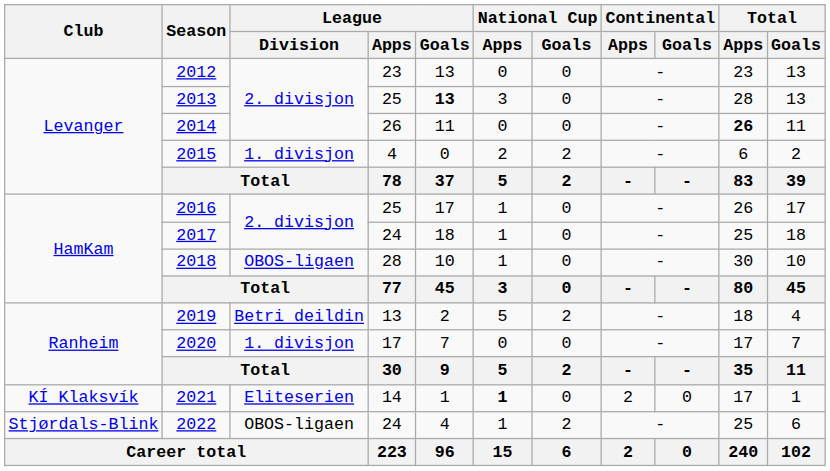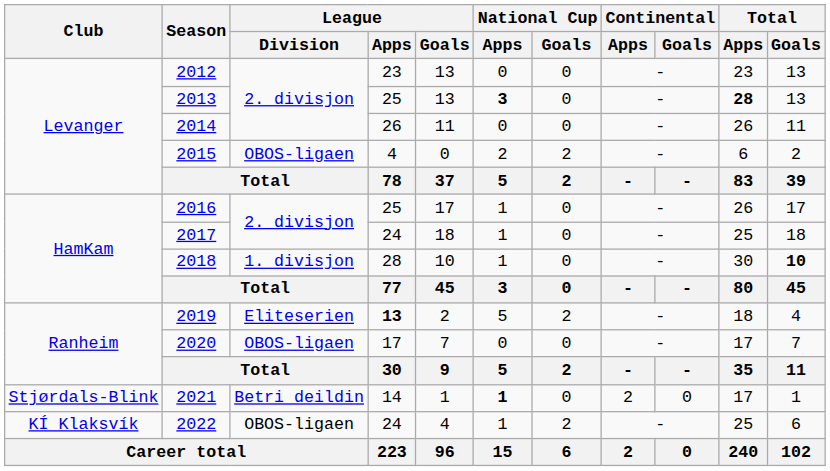(445, 100) bold -> (445, 100) normal
(503, 100) normal -> (503, 100) bold
(743, 100) normal -> (743, 100) bold
(743, 127) bold -> (743, 127) normal
(299, 154) 1. divisjon -> (299, 154) OBOS-ligaen
(299, 262) OBOS-ligaen -> (299, 262) 1. divisjon
(796, 262) normal -> (796, 262) bold
(299, 317) Betri deildin -> (299, 317) Eliteserien
(392, 317) normal -> (392, 317) bold
(299, 344) 1. divisjon -> (299, 344) OBOS-ligaen
(83, 398) KÍ Klaksvík -> (83, 398) Stjørdals-Blink
(299, 398) Eliteserien -> (299, 398) Betri deildin
(83, 425) Stjørdals-Blink -> (83, 425) KÍ Klaksvík
